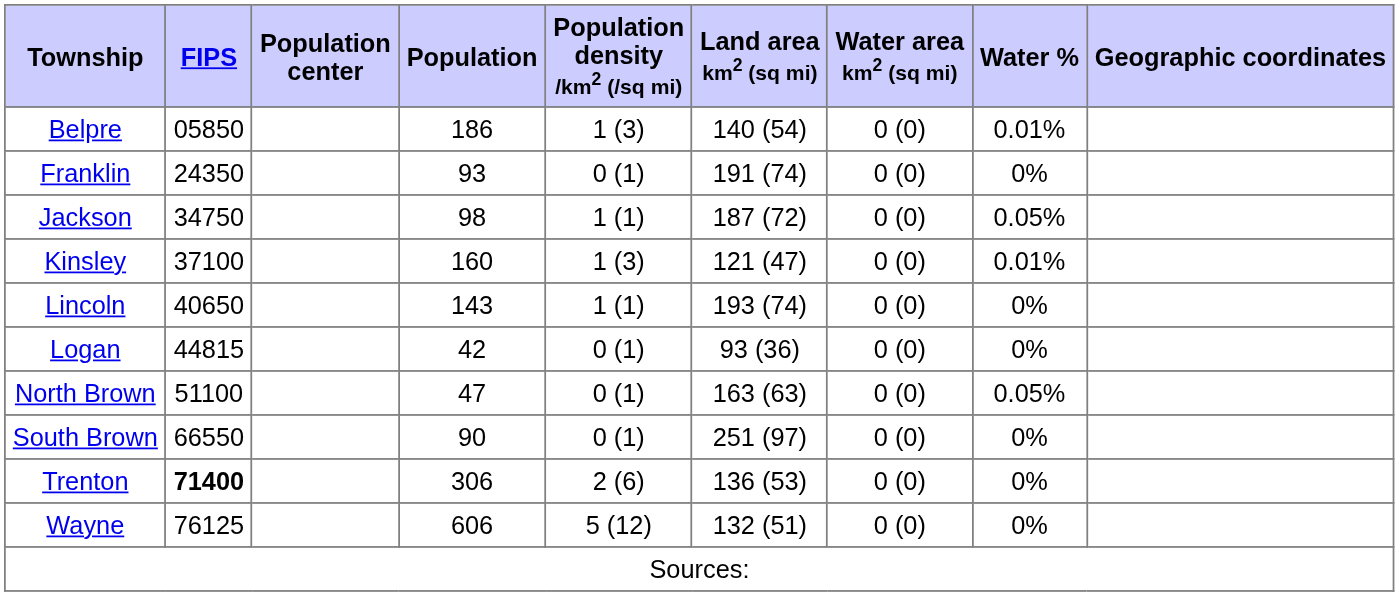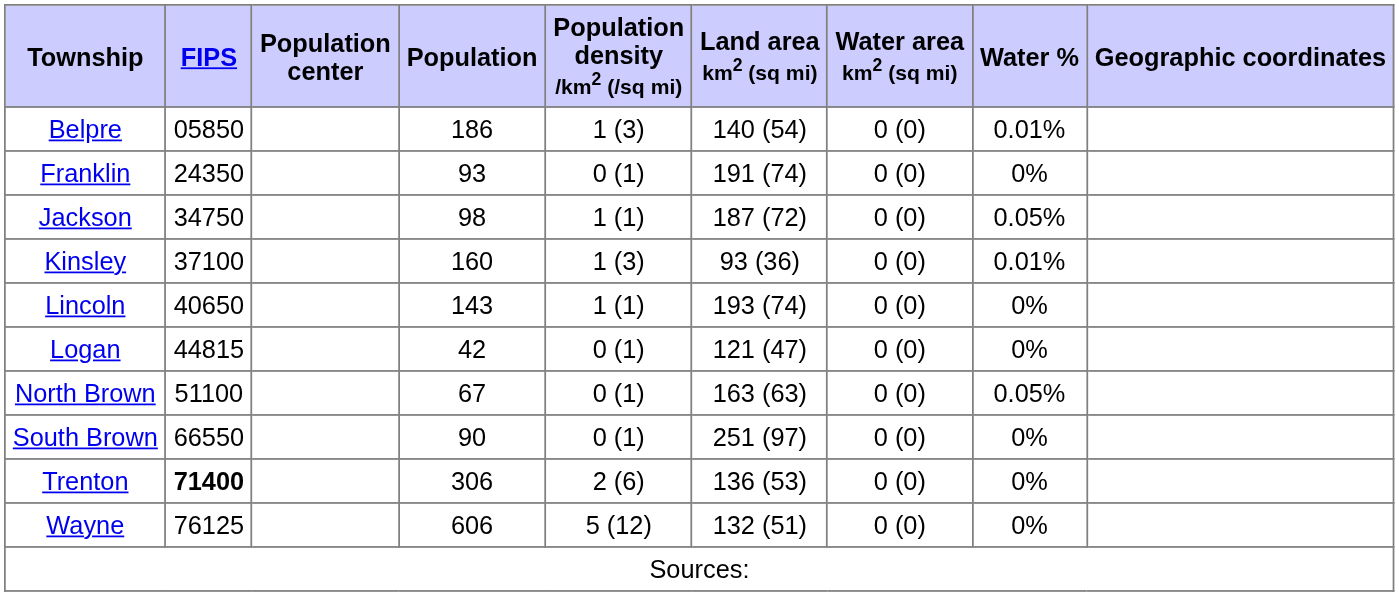(760, 261) 121 (47) -> (760, 261) 93 (36)
(760, 349) 93 (36) -> (760, 349) 121 (47)
(472, 393) 47 -> (472, 393) 67
